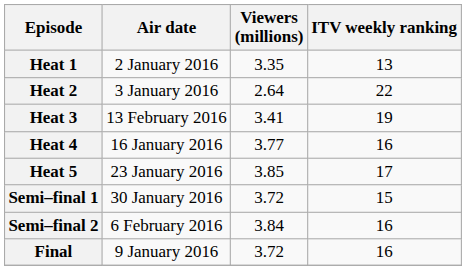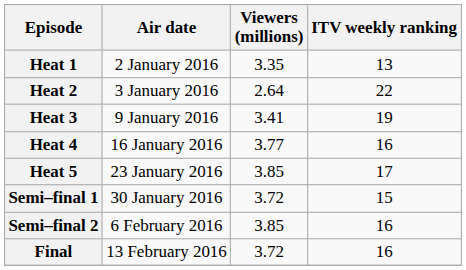(167, 117) 13 February 2016 -> (167, 117) 9 January 2016
(269, 225) 3.84 -> (269, 225) 3.85
(167, 252) 9 January 2016 -> (167, 252) 13 February 2016
